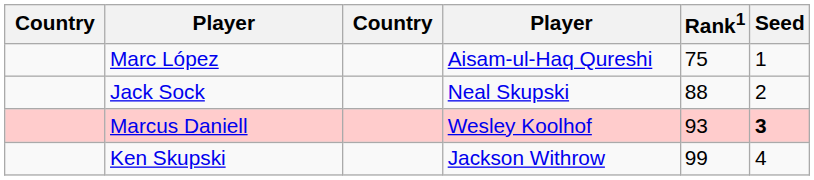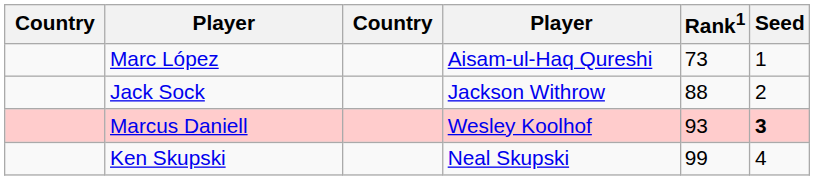(696, 59) 75 -> (696, 59) 73
(508, 92) Neal Skupski -> (526, 92) Jackson Withrow
(526, 158) Jackson Withrow -> (508, 158) Neal Skupski
